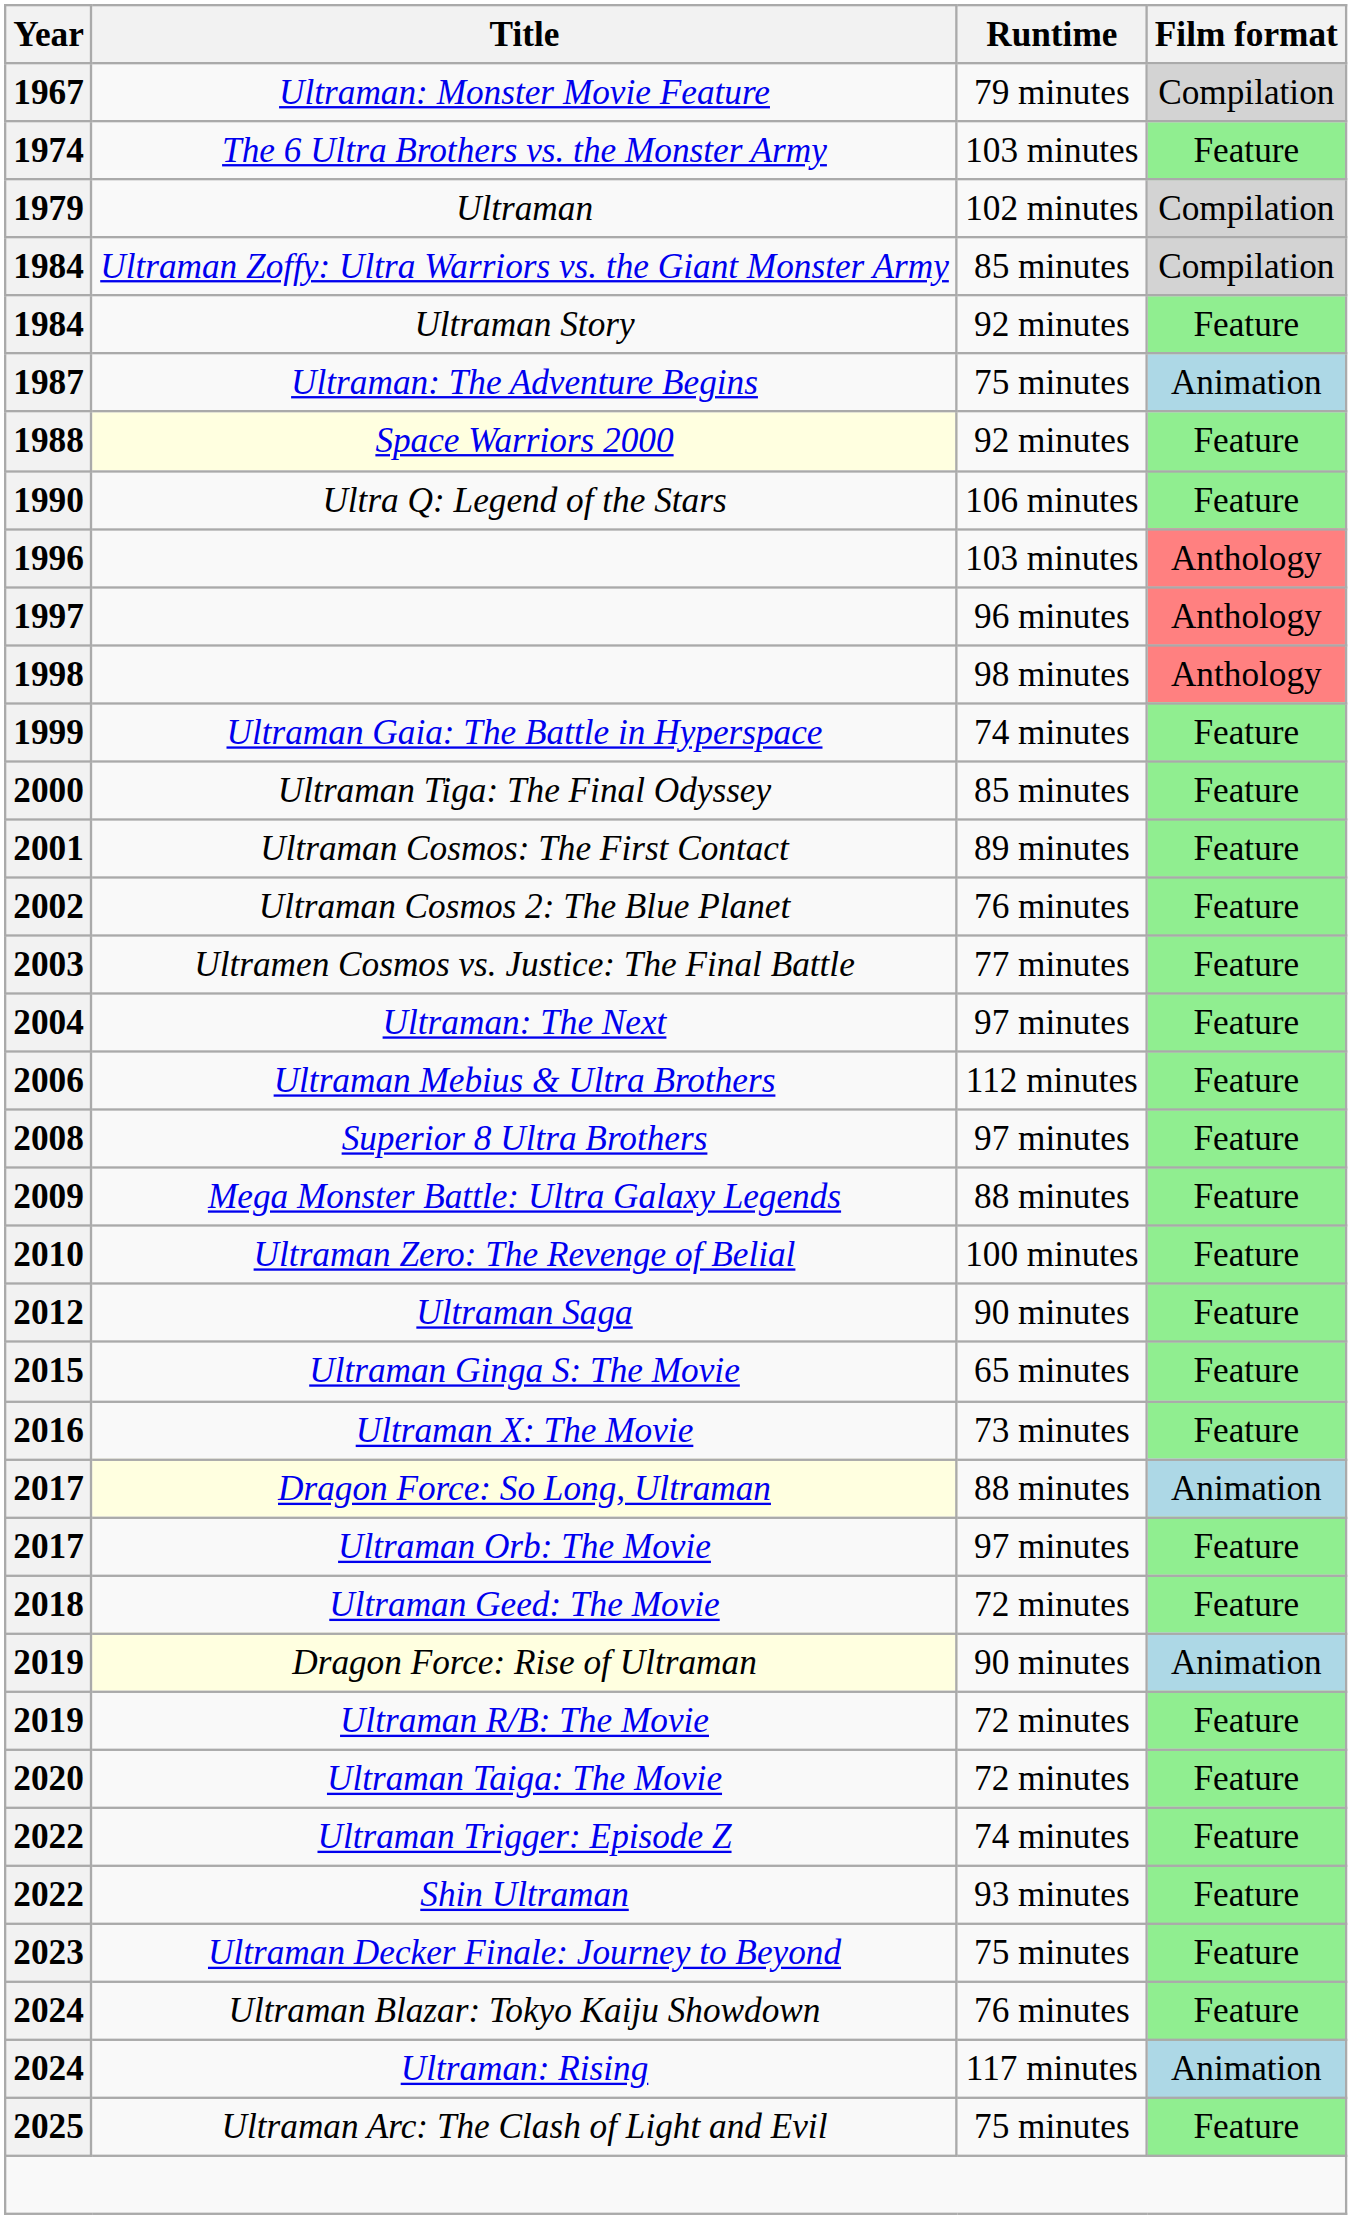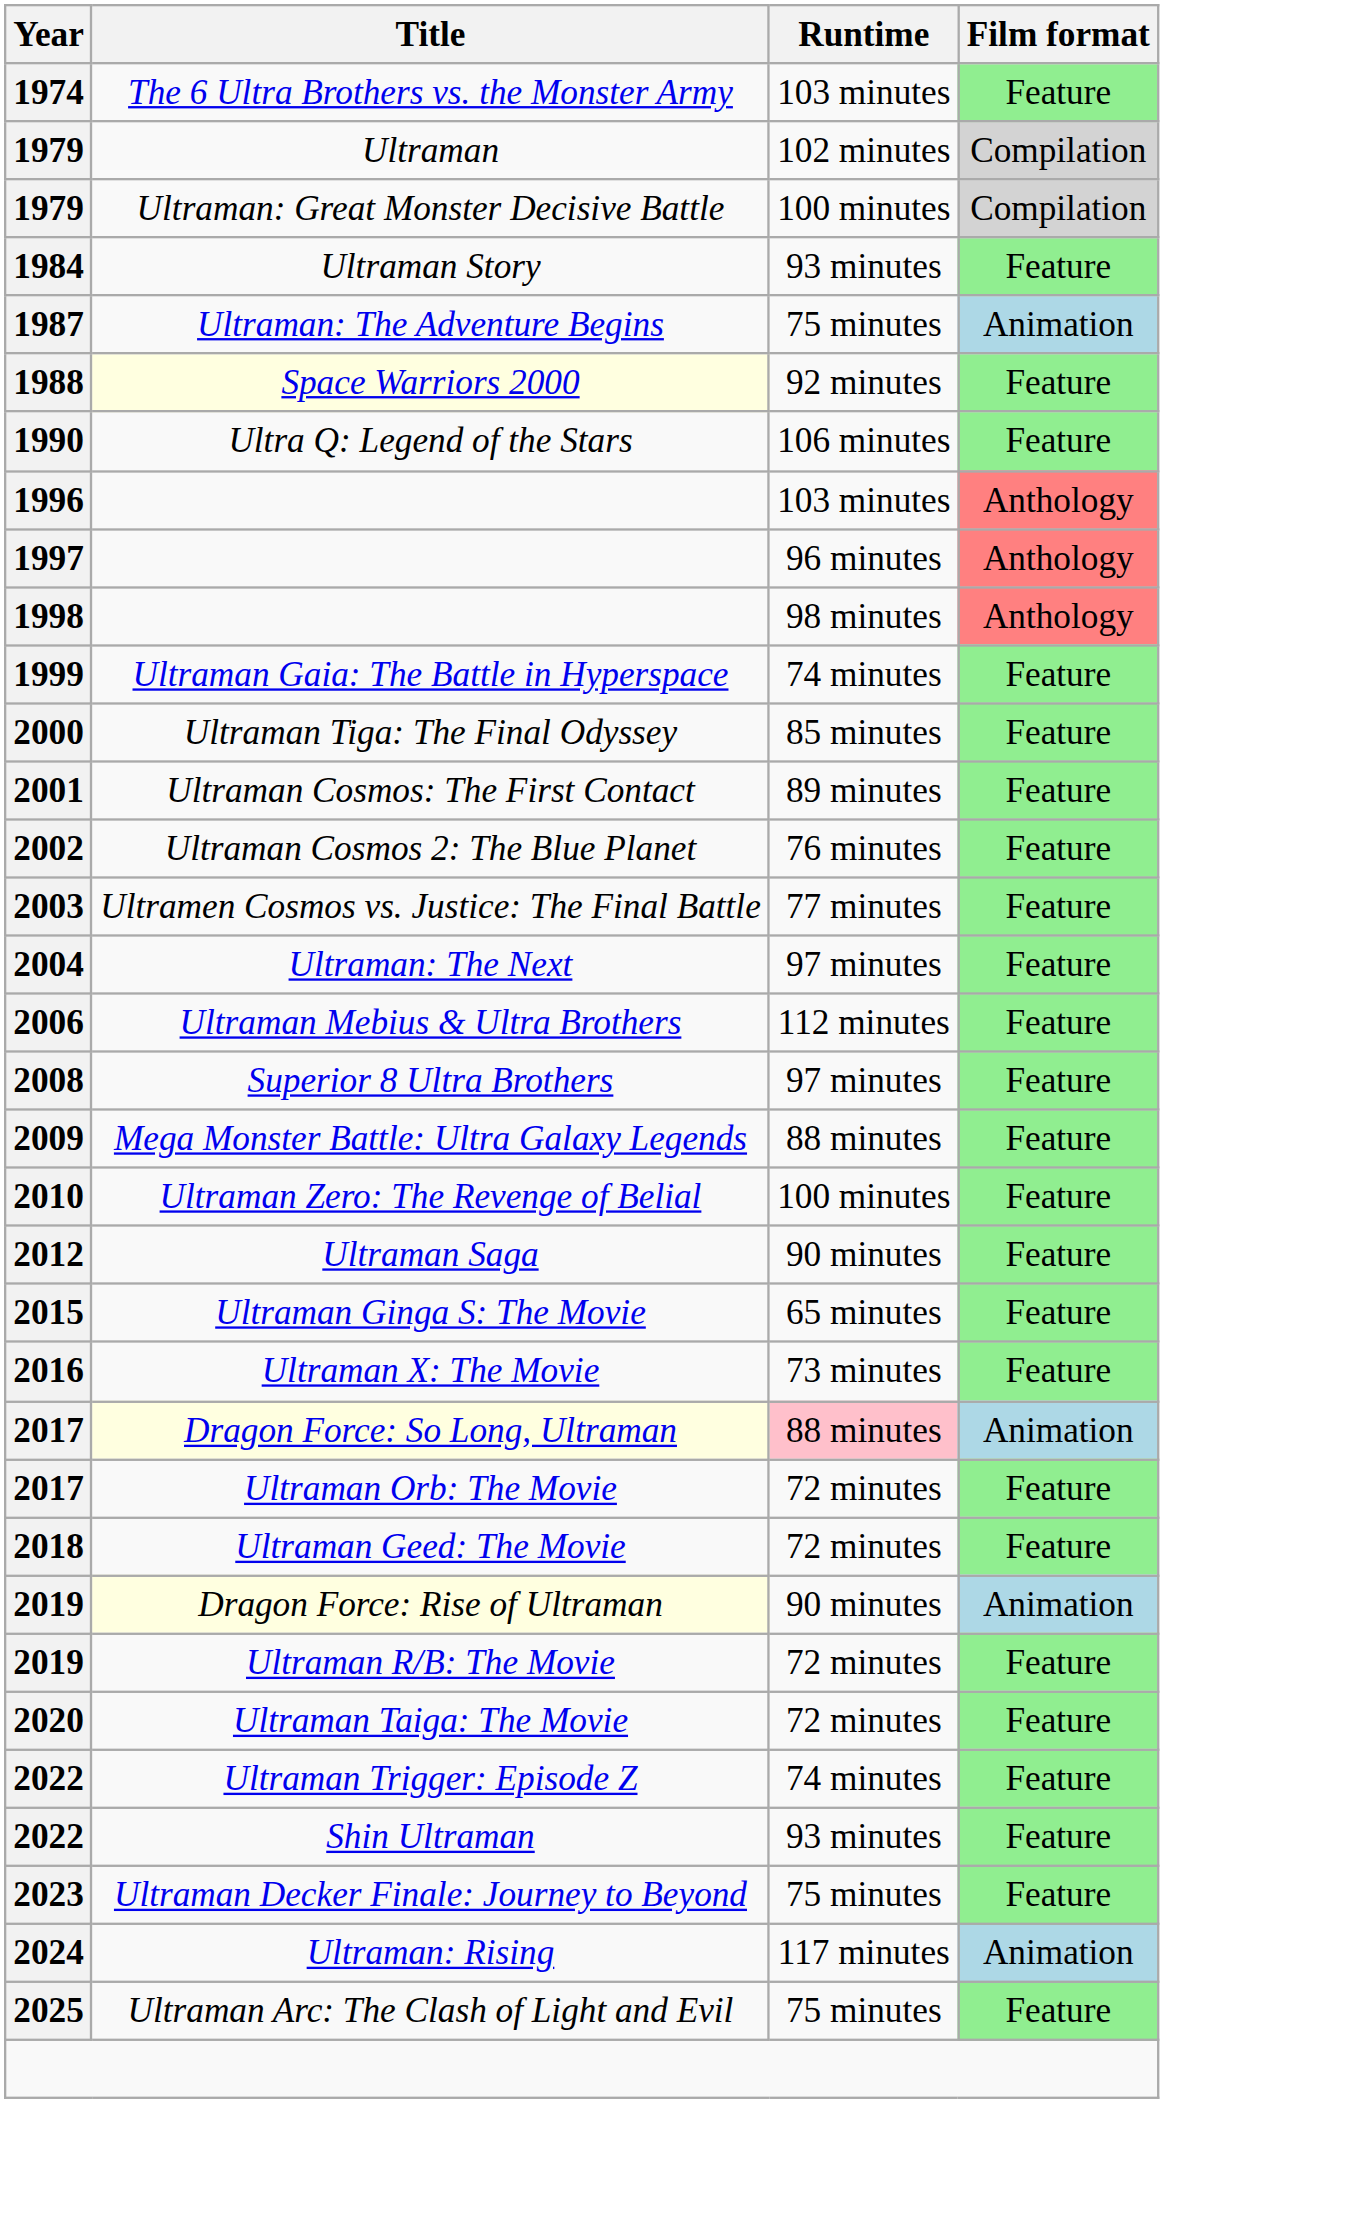- row: (49, 91)
+ row: (49, 208)
- row: (49, 266)
(1052, 324) 92 minutes -> (864, 266) 93 minutes
(1052, 1487) no background -> (864, 1429) pink background
(1052, 1545) 97 minutes -> (864, 1487) 72 minutes
- row: (49, 2010)
